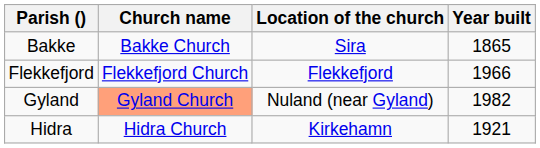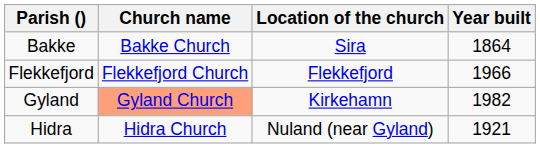(492, 45) 1865 -> (492, 45) 1864
(350, 101) Nuland (near Gyland) -> (350, 101) Kirkehamn
(350, 128) Kirkehamn -> (350, 128) Nuland (near Gyland)
